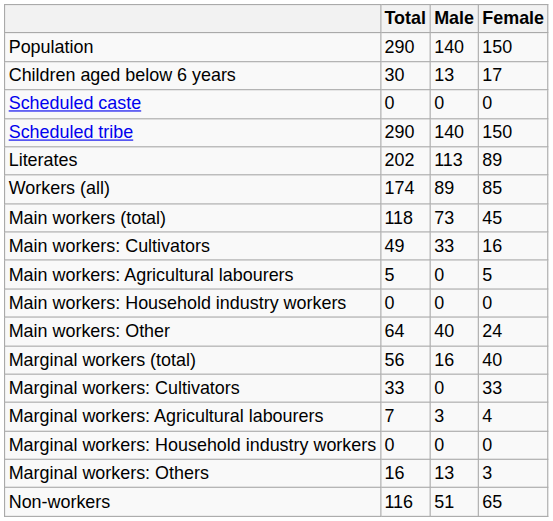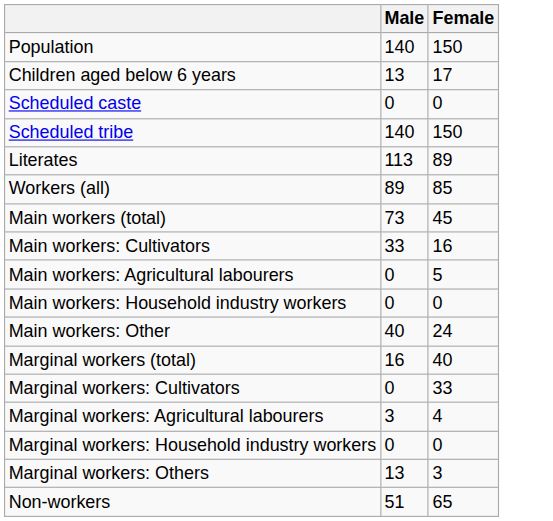- column: (405, 18)
